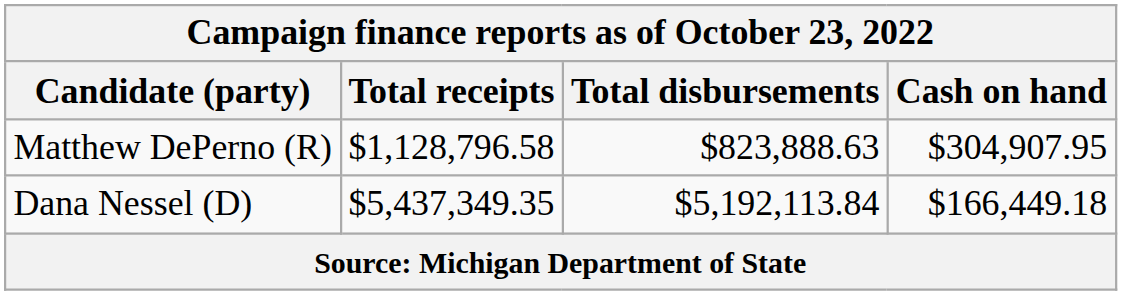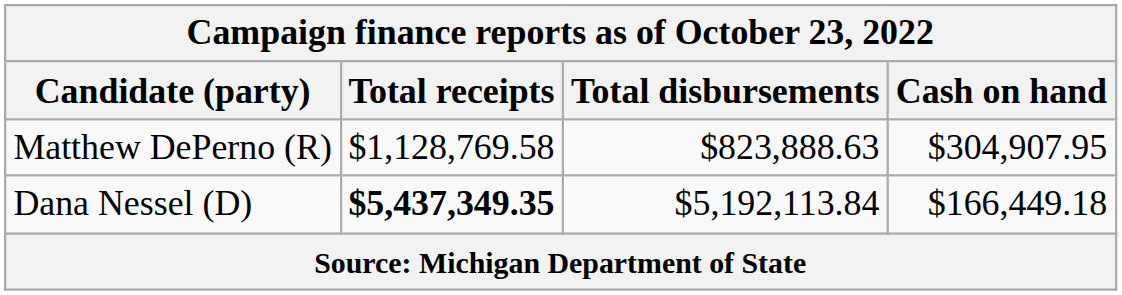(451, 146) $1,128,796.58 -> (451, 146) $1,128,769.58
(451, 203) normal -> (451, 203) bold
